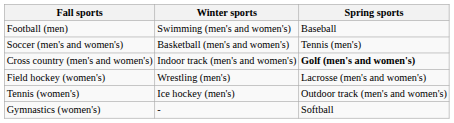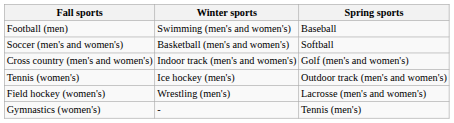(331, 45) Tennis (men's) -> (317, 45) Softball
(358, 61) bold -> (355, 61) normal
rows swapped: (56, 77) <-> (43, 93)
(317, 110) Softball -> (331, 110) Tennis (men's)
